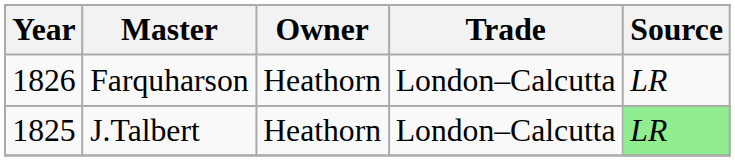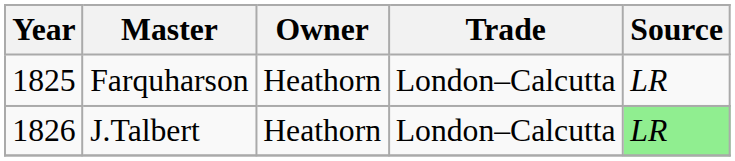(44, 79) 1826 -> (44, 79) 1825
(44, 130) 1825 -> (44, 130) 1826
